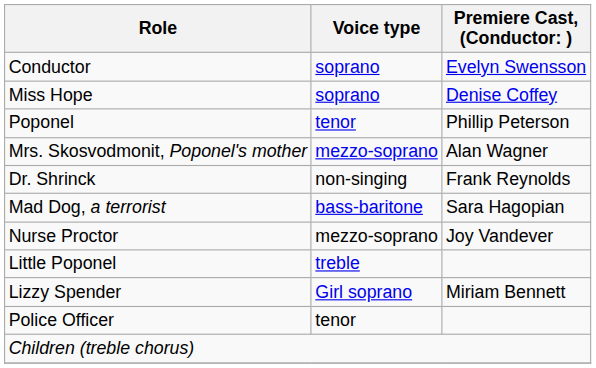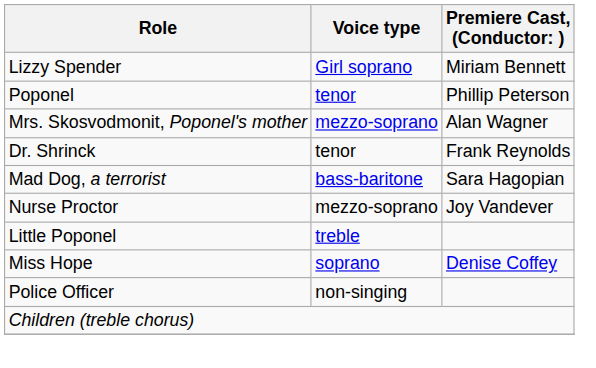- row: (50, 66)
rows swapped: (51, 94) <-> (65, 292)
(361, 179) non-singing -> (336, 151) tenor
(336, 320) tenor -> (361, 292) non-singing
